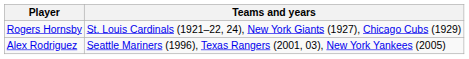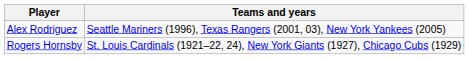rows swapped: (44, 29) <-> (42, 45)
